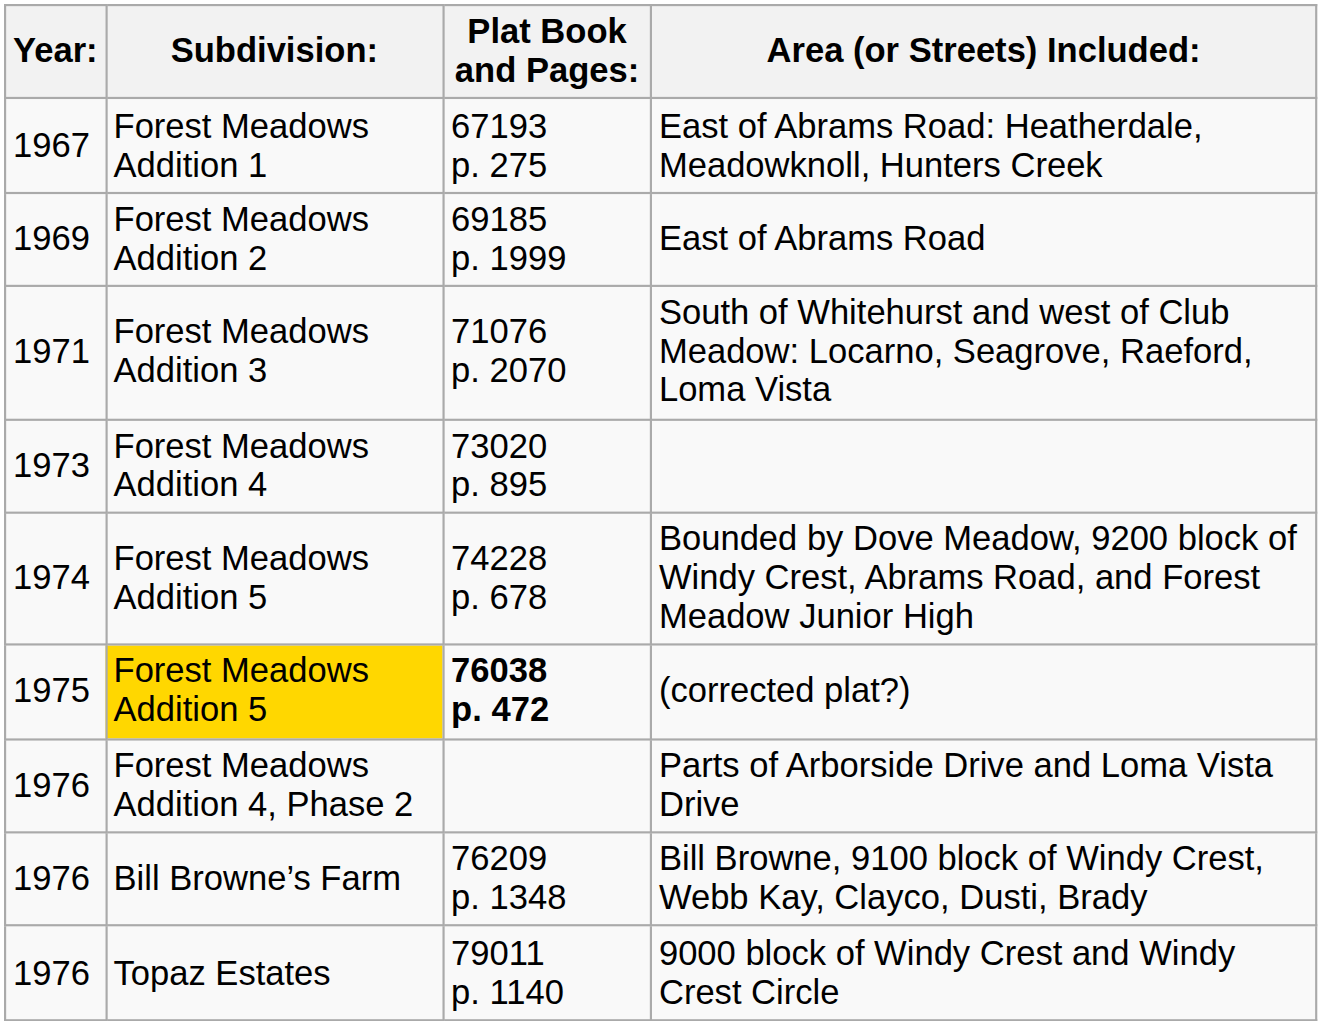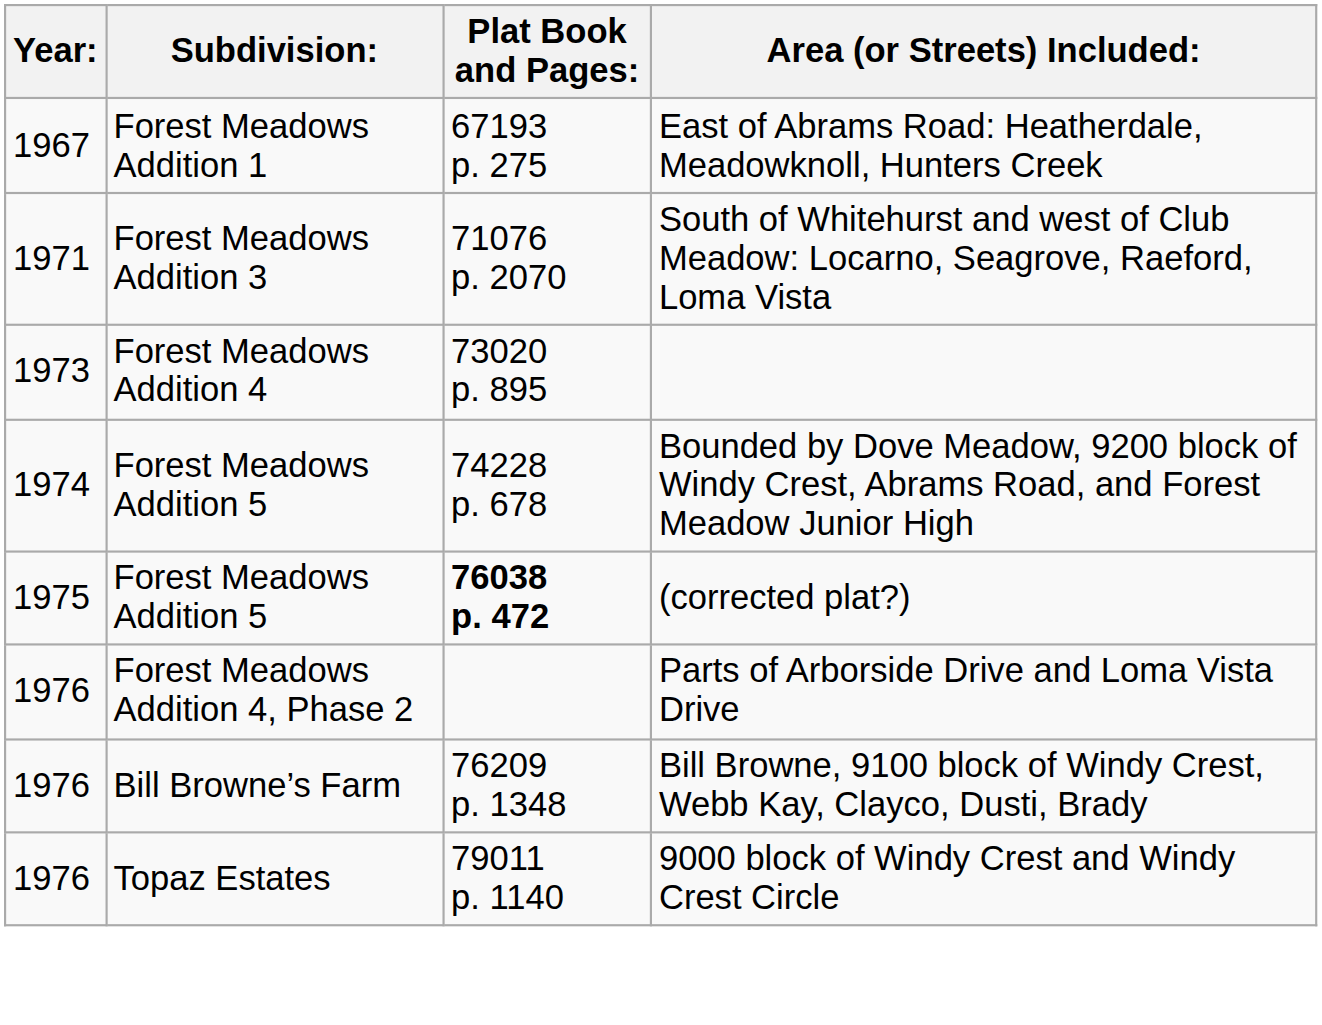- row: (822, 238)
(241, 691) gold background -> (241, 597) no background
